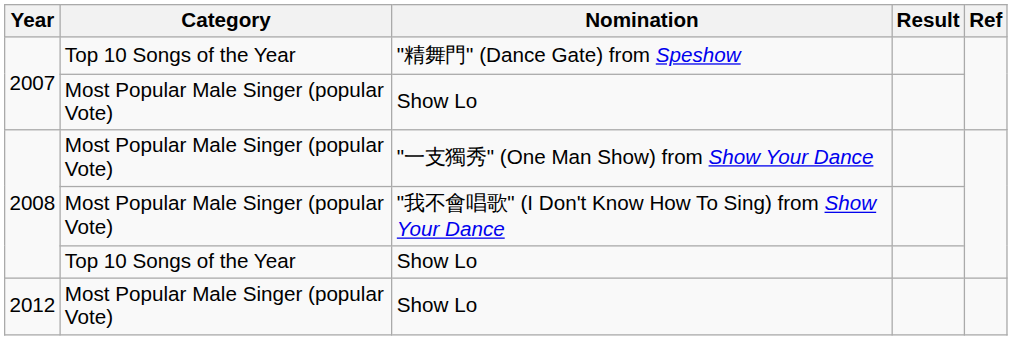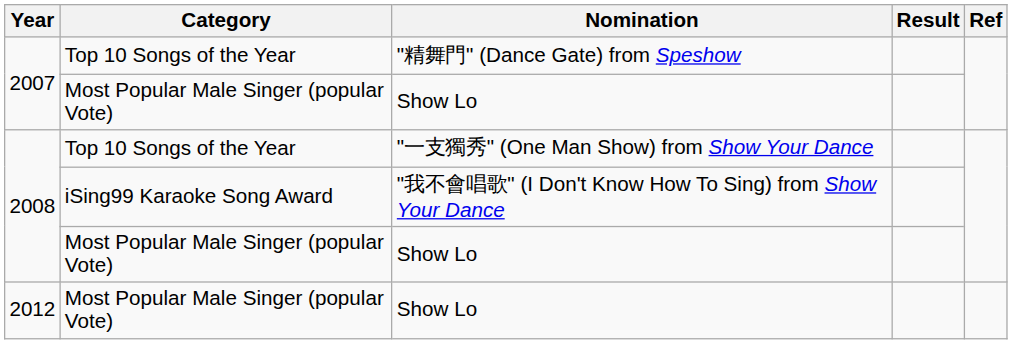(224, 157) Most Popular Male Singer (popular Vote) -> (180, 148) Top 10 Songs of the Year
(224, 215) Most Popular Male Singer (popular Vote) -> (199, 196) iSing99 Karaoke Song Award
(180, 261) Top 10 Songs of the Year -> (224, 254) Most Popular Male Singer (popular Vote)
